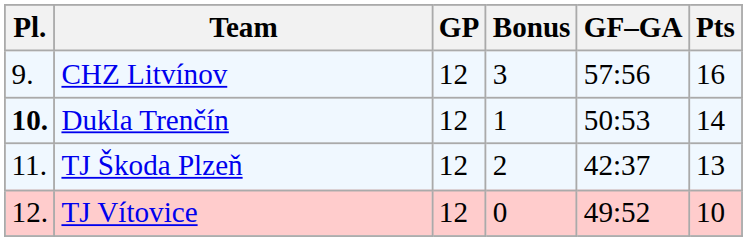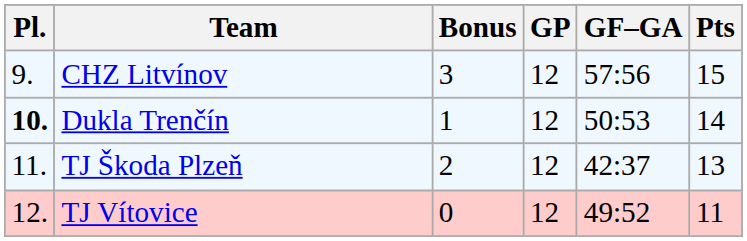columns swapped: (459, 27) <-> (532, 27)
(711, 73) 16 -> (711, 73) 15
(711, 212) 10 -> (710, 212) 11
